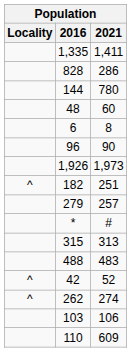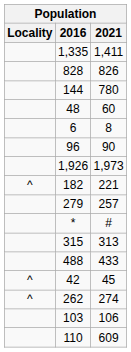(109, 71) 286 -> (109, 71) 826
(109, 185) 251 -> (109, 185) 221
(109, 261) 483 -> (109, 261) 433
(109, 280) 52 -> (109, 280) 45
